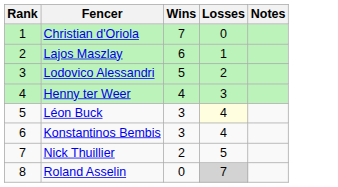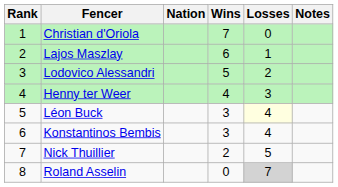+ column: (186, 14)
